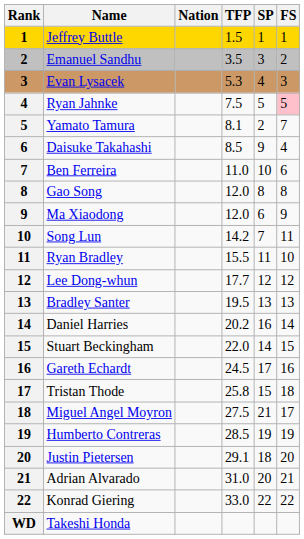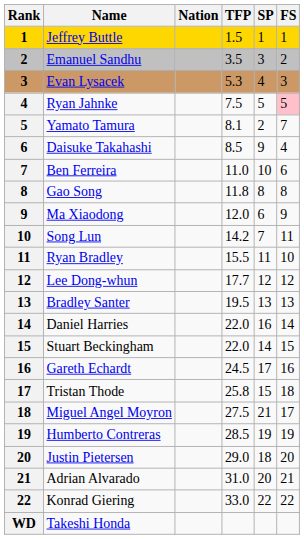(237, 192) 12.0 -> (237, 192) 11.8
(237, 324) 20.2 -> (237, 324) 22.0
(237, 457) 29.1 -> (237, 457) 29.0
